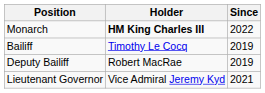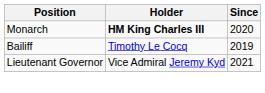(242, 29) 2022 -> (242, 29) 2020
- row: (38, 63)
